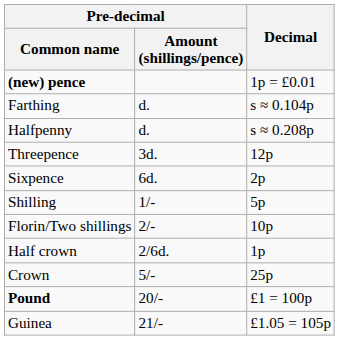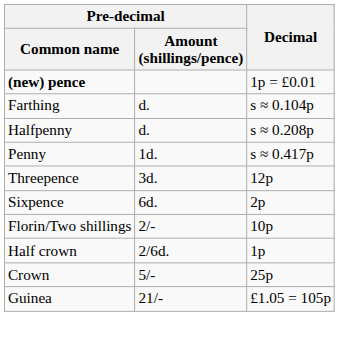+ row: (27, 154)
- row: (32, 202)
- row: (29, 298)
